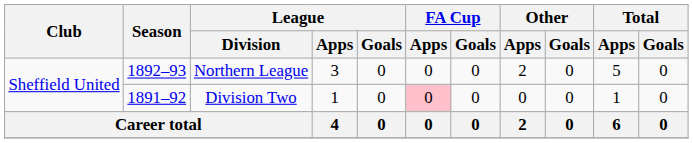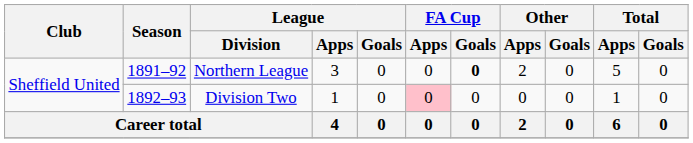(157, 71) 1892–93 -> (157, 71) 1891–92
(475, 71) normal -> (475, 71) bold
(157, 97) 1891–92 -> (157, 97) 1892–93
